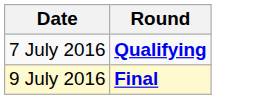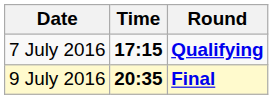+ column: (138, 19)
